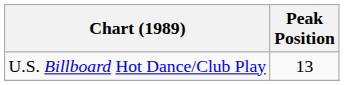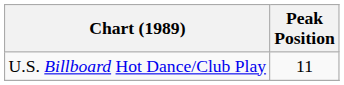(305, 66) 13 -> (305, 66) 11
